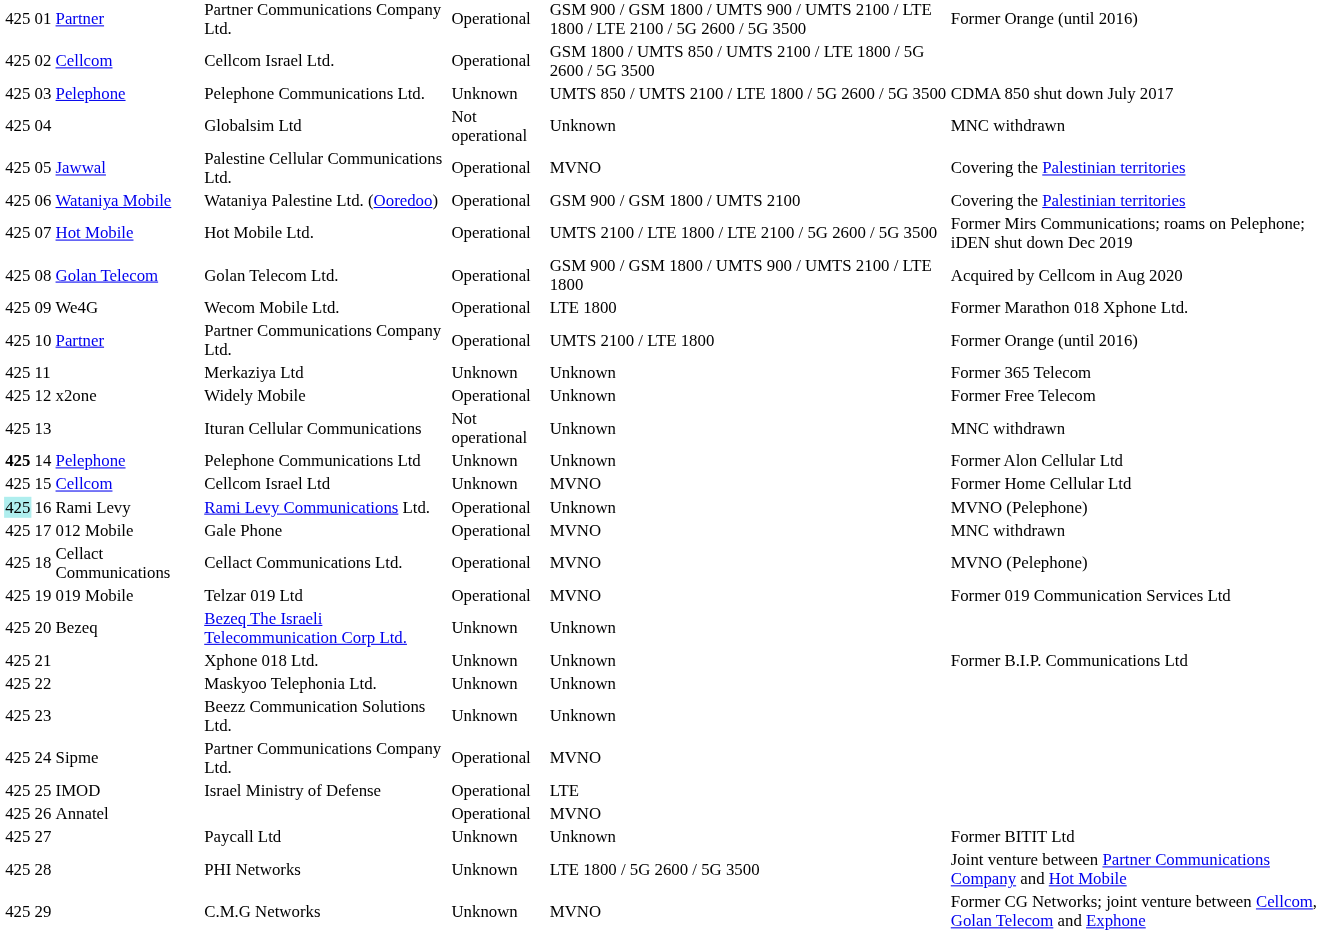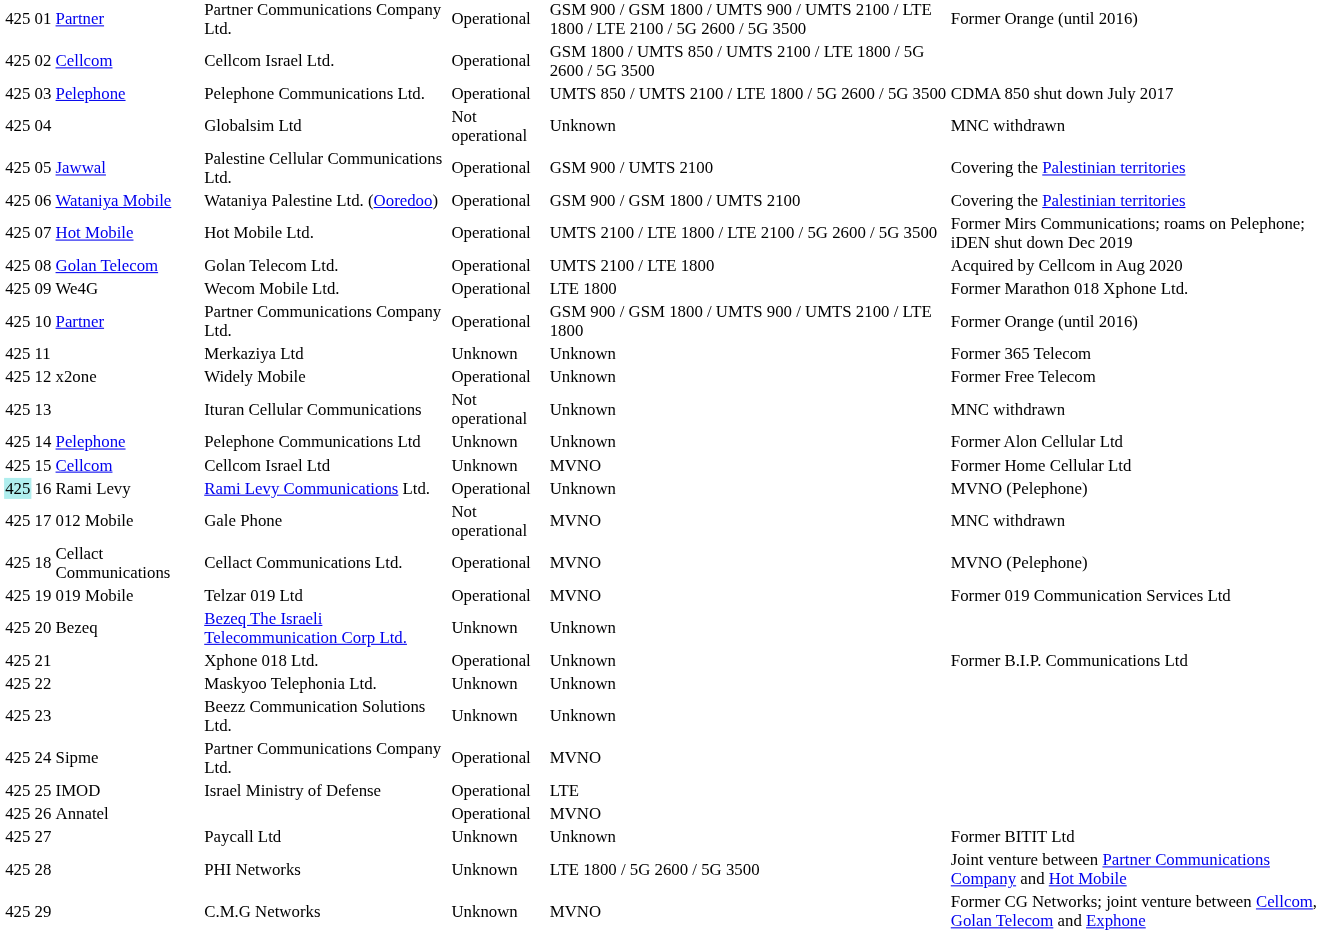(485, 93) Unknown -> (491, 93) Operational
(575, 168) MVNO -> (631, 168) GSM 900 / UMTS 2100
(741, 275) GSM 900 / GSM 1800 / UMTS 900 / UMTS 2100 / LTE 1800 -> (632, 265) UMTS 2100 / LTE 1800
(632, 340) UMTS 2100 / LTE 1800 -> (741, 321) GSM 900 / GSM 1800 / UMTS 900 / UMTS 2100 / LTE 1800
(18, 461) bold -> (18, 442) normal
(491, 530) Operational -> (489, 520) Not operational
(485, 660) Unknown -> (491, 660) Operational
